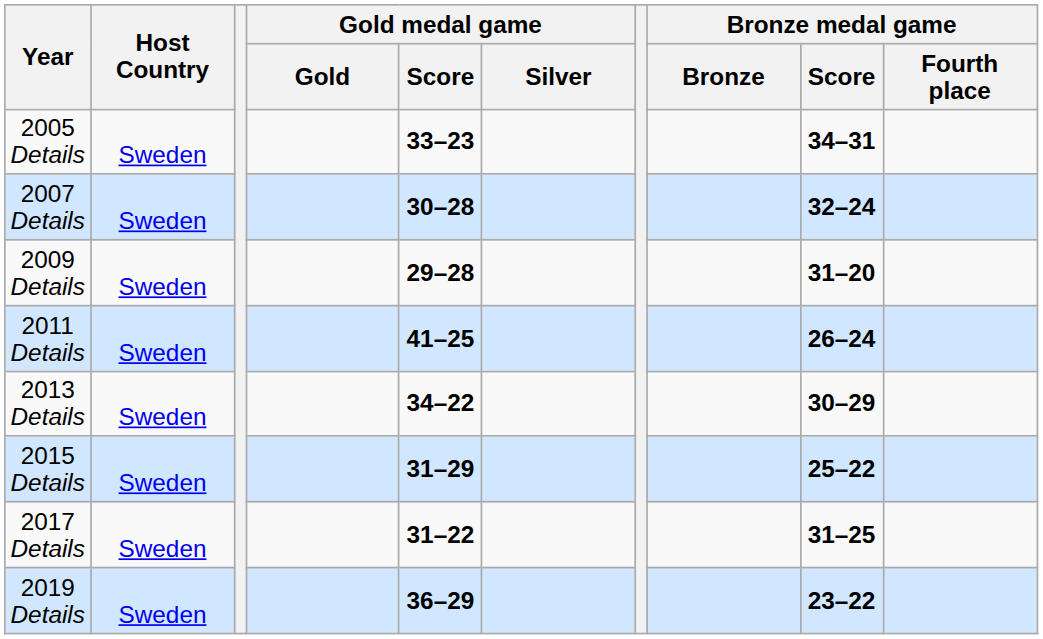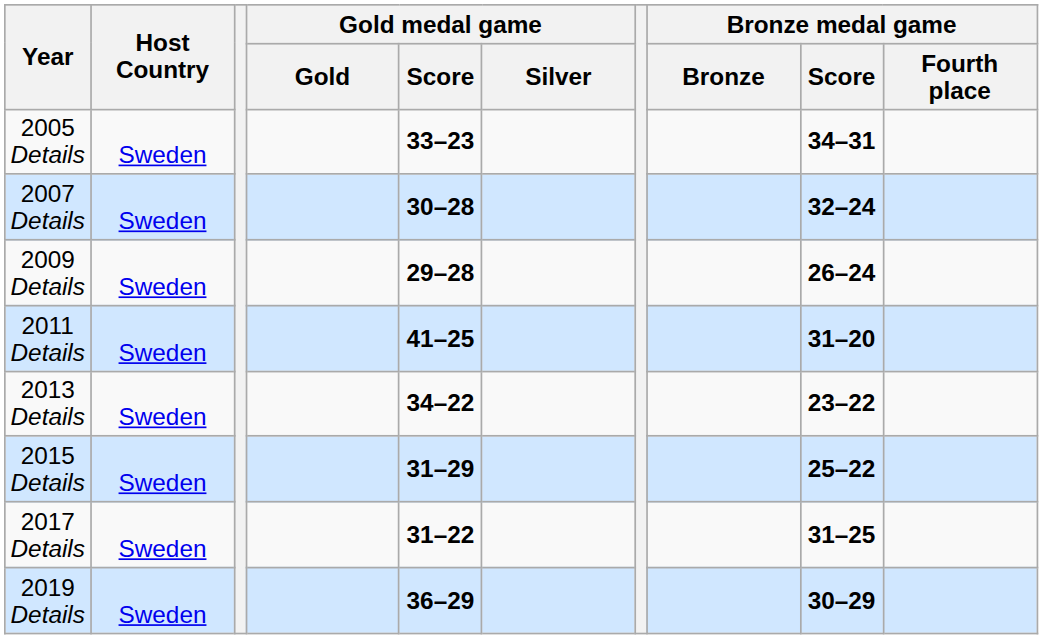(842, 273) 31–20 -> (842, 273) 26–24
(842, 338) 26–24 -> (842, 338) 31–20
(842, 404) 30–29 -> (842, 404) 23–22
(842, 600) 23–22 -> (842, 600) 30–29
